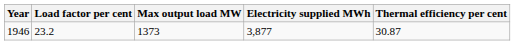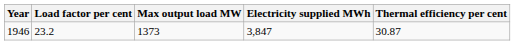(259, 31) 3,877 -> (259, 31) 3,847
